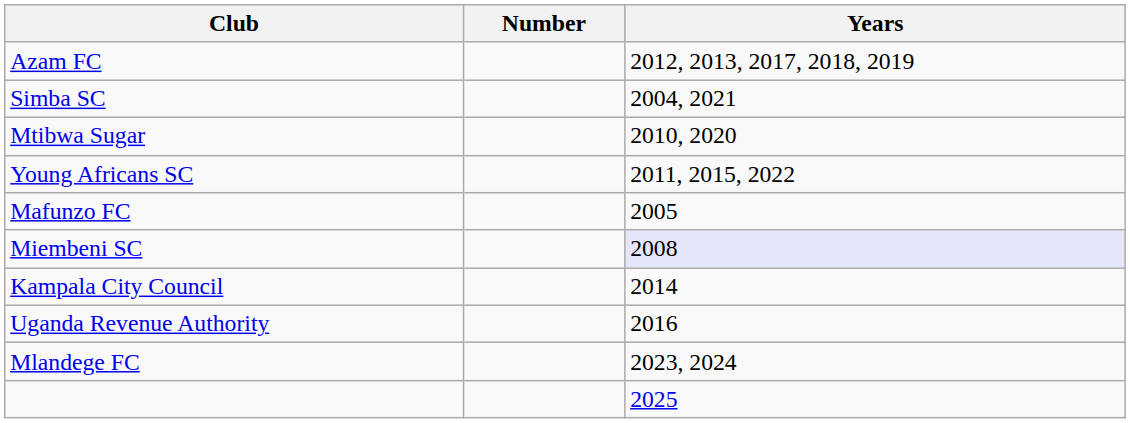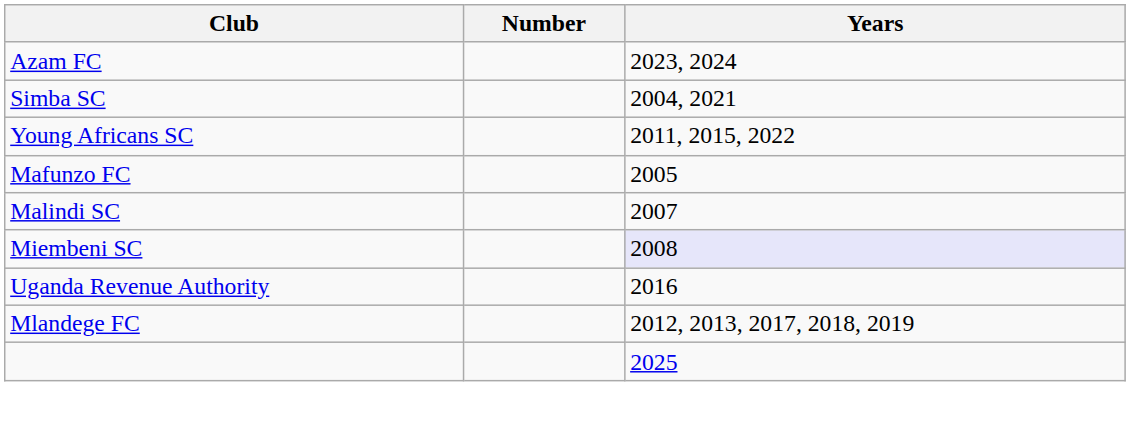(772, 60) 2012, 2013, 2017, 2018, 2019 -> (683, 60) 2023, 2024
- row: (78, 135)
+ row: (65, 211)
- row: (117, 286)
(683, 361) 2023, 2024 -> (772, 323) 2012, 2013, 2017, 2018, 2019
